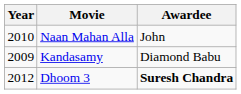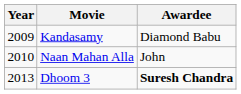rows swapped: (72, 57) <-> (87, 36)
(21, 78) 2012 -> (21, 78) 2013
